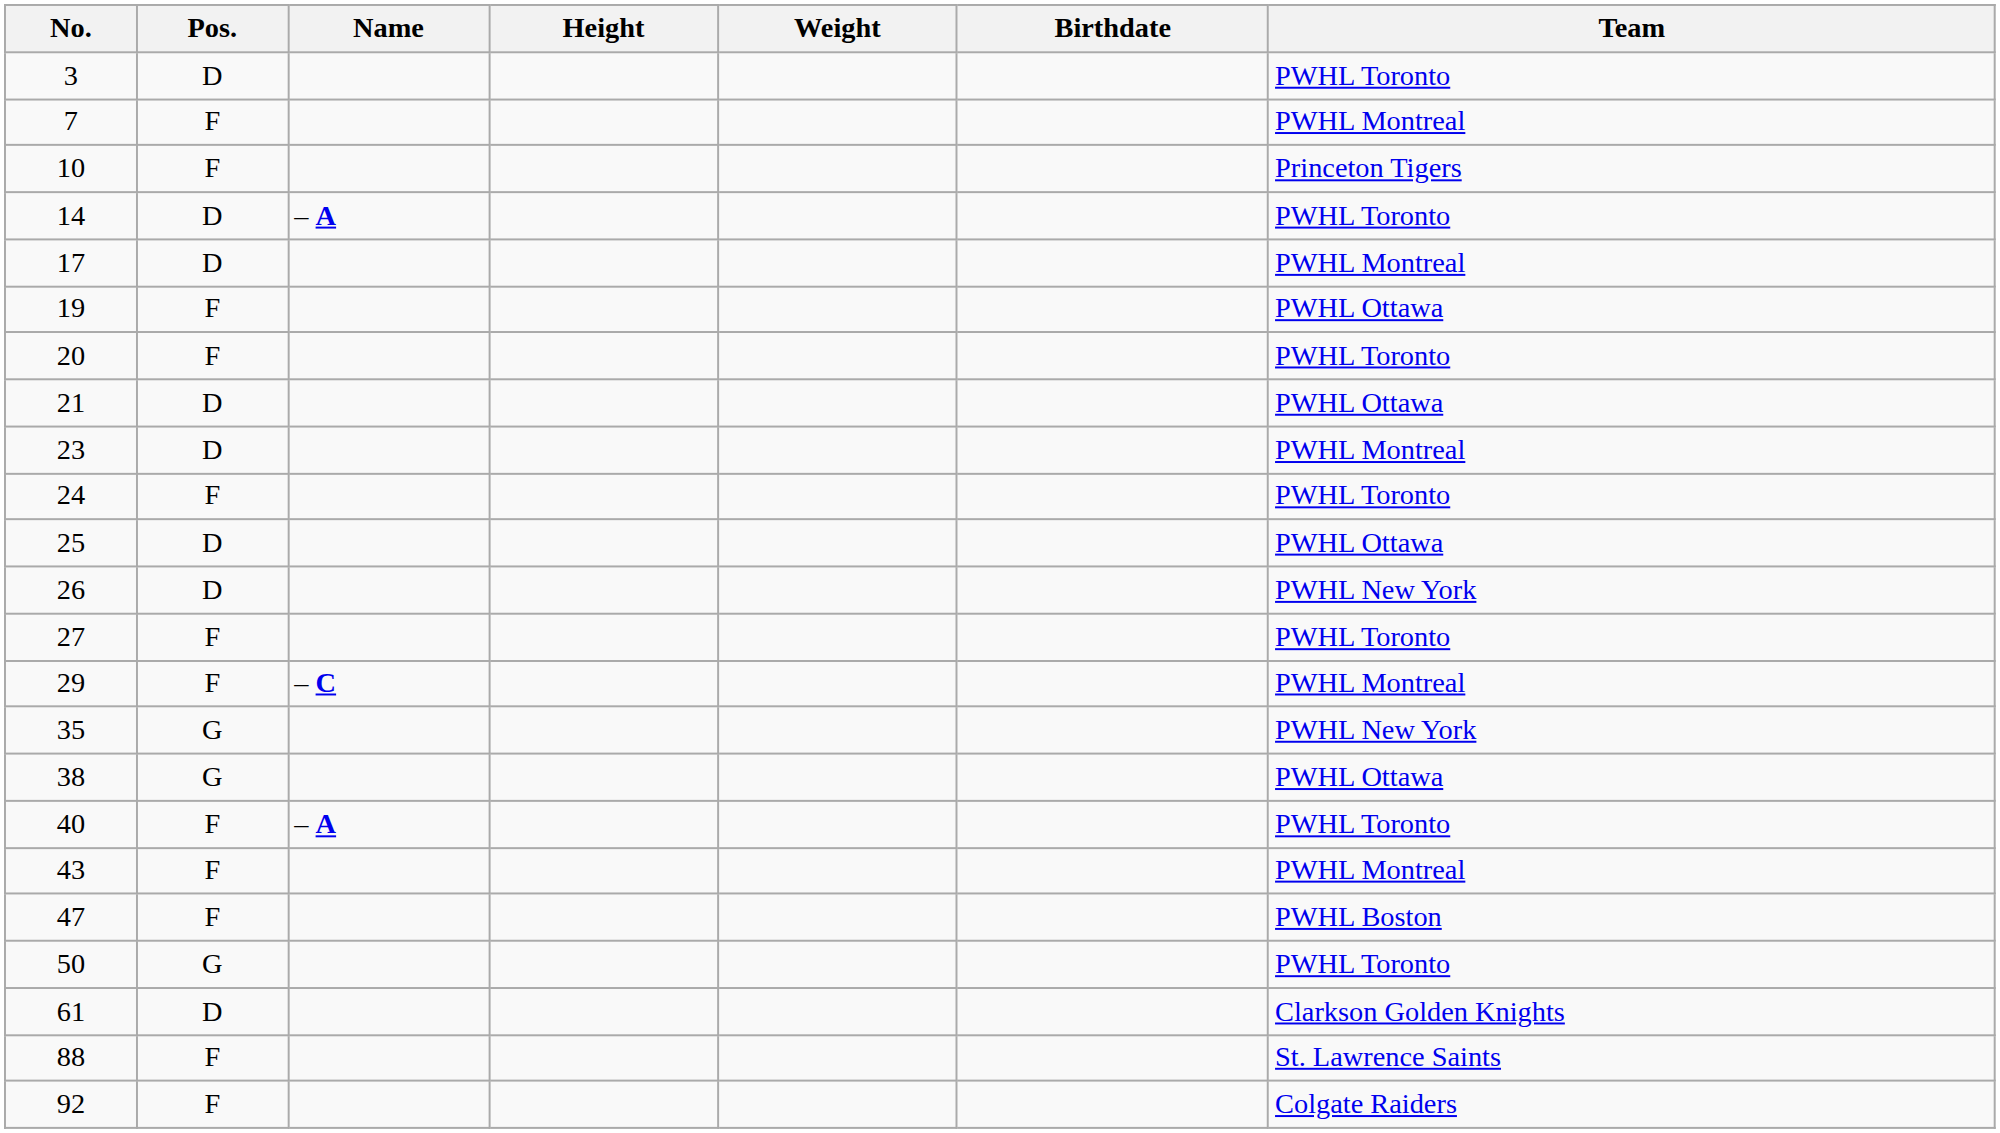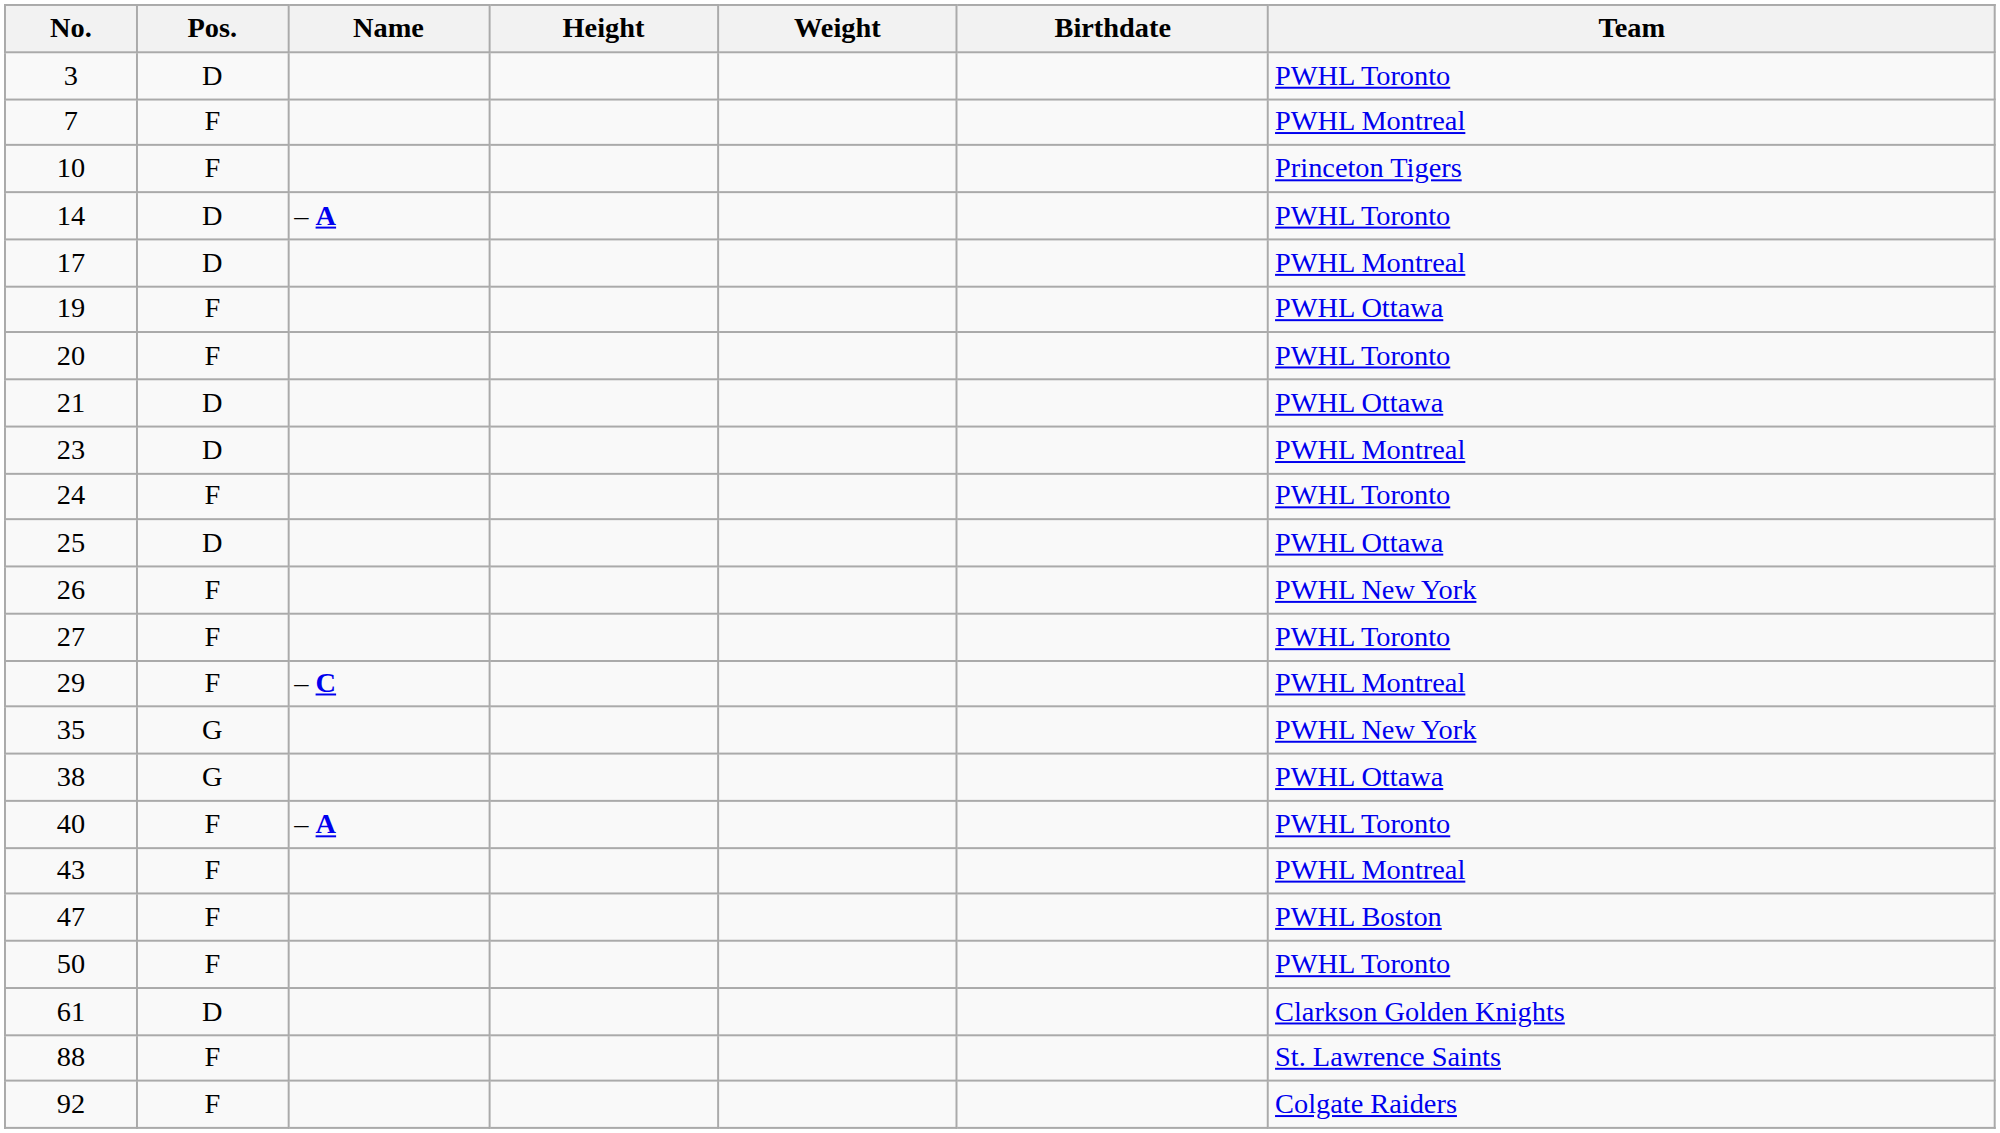(212, 589) D -> (212, 589) F
(212, 964) G -> (212, 964) F
